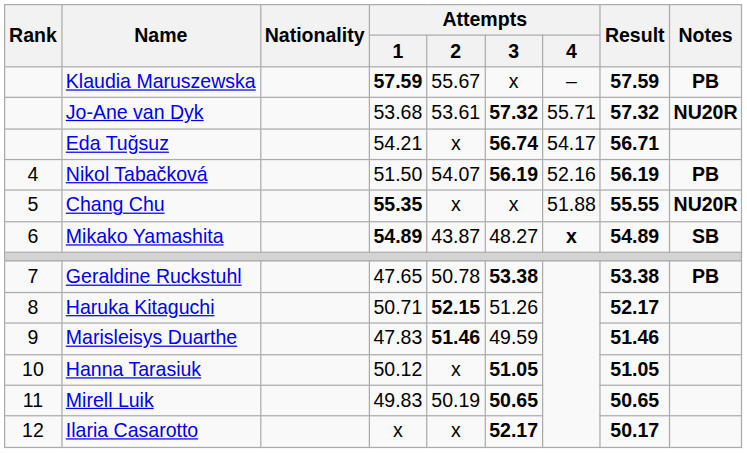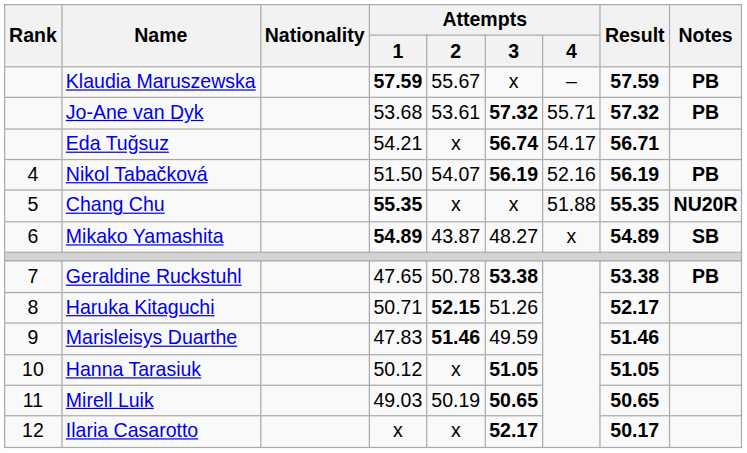(706, 112) NU20R -> (706, 112) PB
(635, 205) 55.55 -> (635, 205) 55.35
(571, 236) bold -> (571, 236) normal
(398, 400) 49.83 -> (398, 400) 49.03
